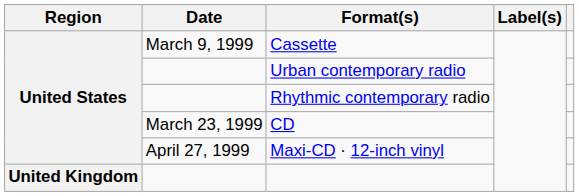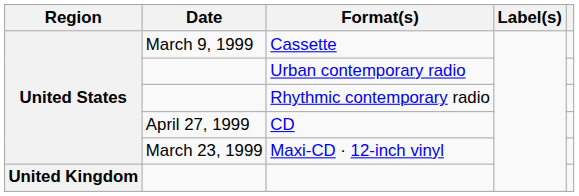(204, 124) March 23, 1999 -> (198, 124) April 27, 1999
(198, 151) April 27, 1999 -> (204, 151) March 23, 1999
